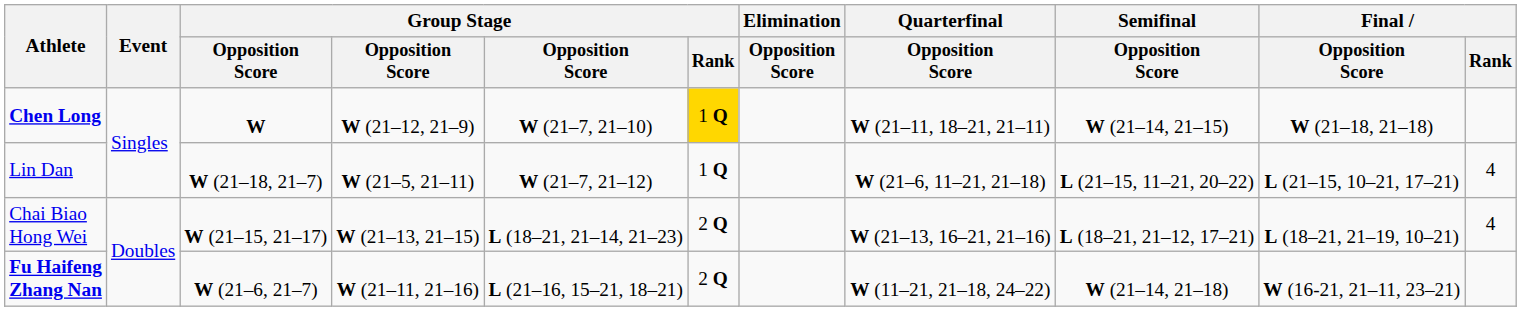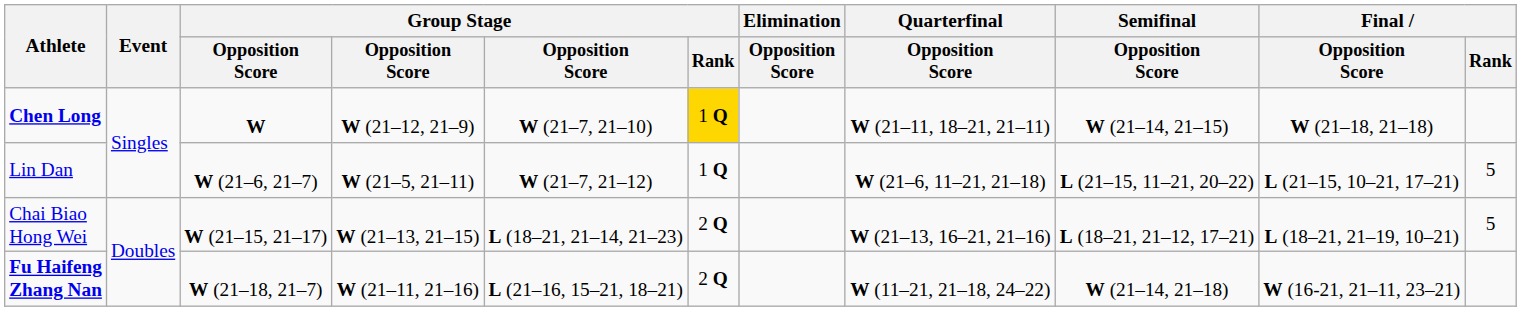(256, 181) W (21–18, 21–7) -> (256, 181) W (21–6, 21–7)
(1490, 170) 4 -> (1490, 170) 5
(1490, 224) 4 -> (1490, 224) 5
(256, 290) W (21–6, 21–7) -> (256, 290) W (21–18, 21–7)
